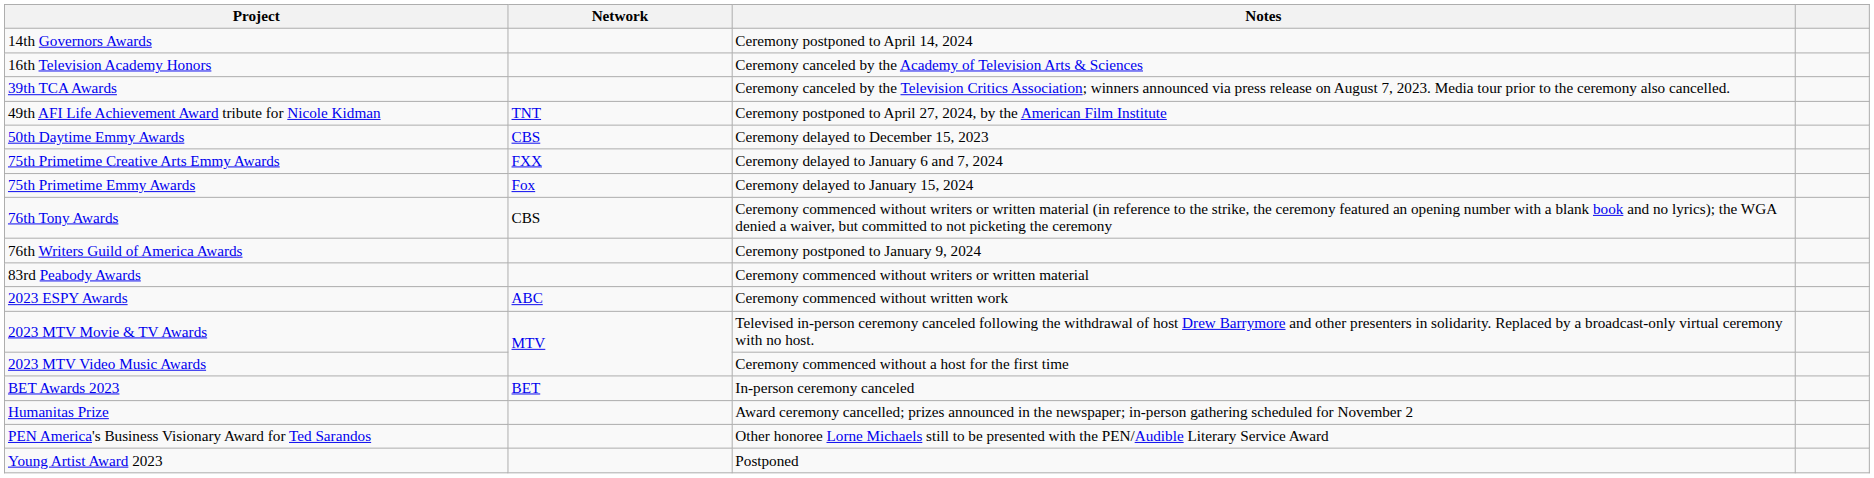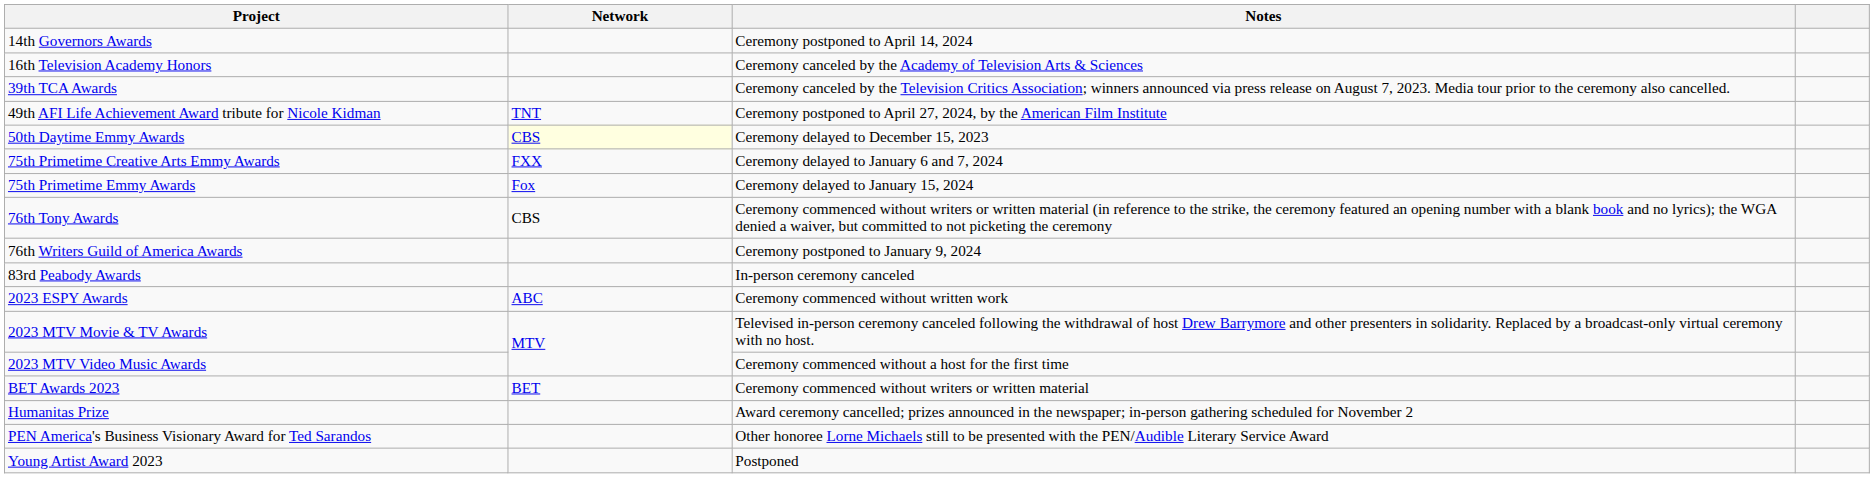(526, 137) no background -> (526, 137) lightyellow background
(912, 274) Ceremony commenced without writers or written material -> (825, 274) In-person ceremony canceled
(825, 388) In-person ceremony canceled -> (912, 388) Ceremony commenced without writers or written material
